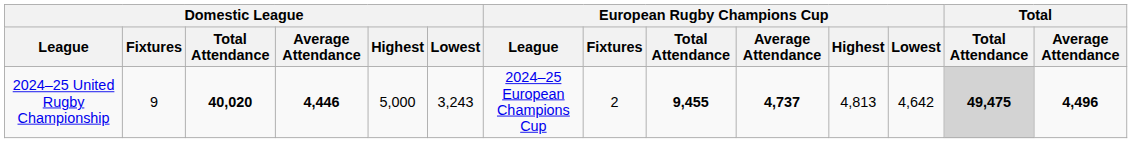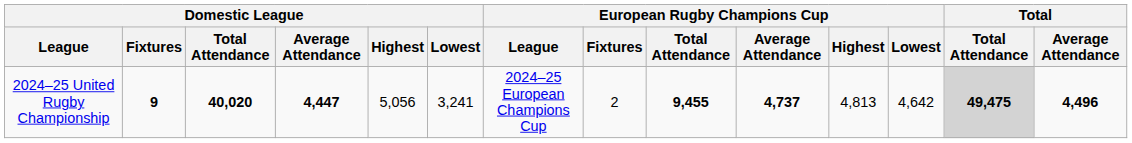(154, 102) normal -> (154, 102) bold
(321, 102) 4,446 -> (321, 102) 4,447
(398, 102) 5,000 -> (398, 102) 5,056
(455, 102) 3,243 -> (455, 102) 3,241
